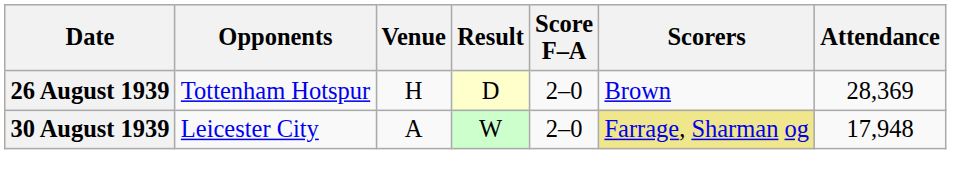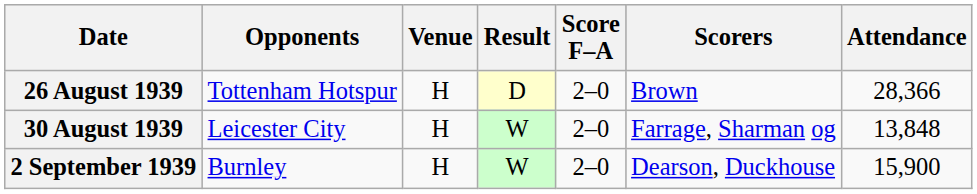(880, 90) 28,369 -> (907, 90) 28,366
(414, 129) A -> (440, 129) H
(707, 129) khaki background -> (733, 129) no background
(880, 129) 17,948 -> (907, 129) 13,848
+ row: (103, 167)
